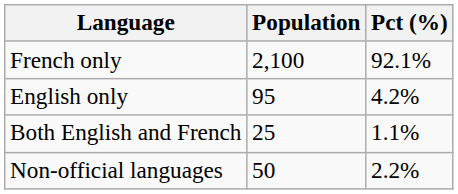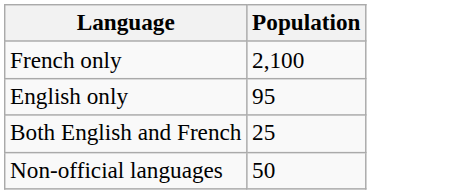- column: (409, 22)
